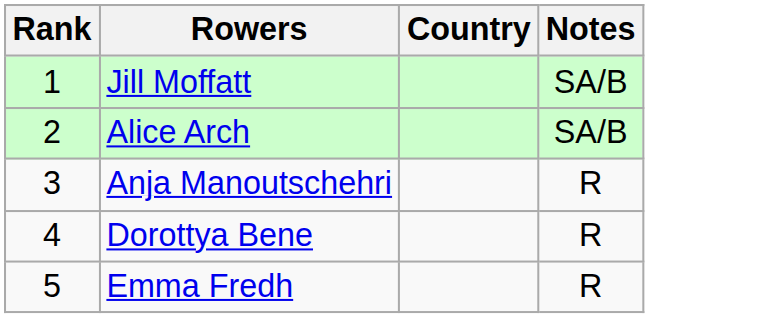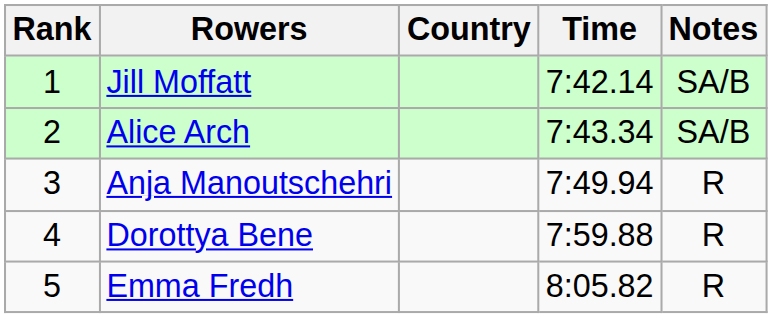+ column: (600, 30)
